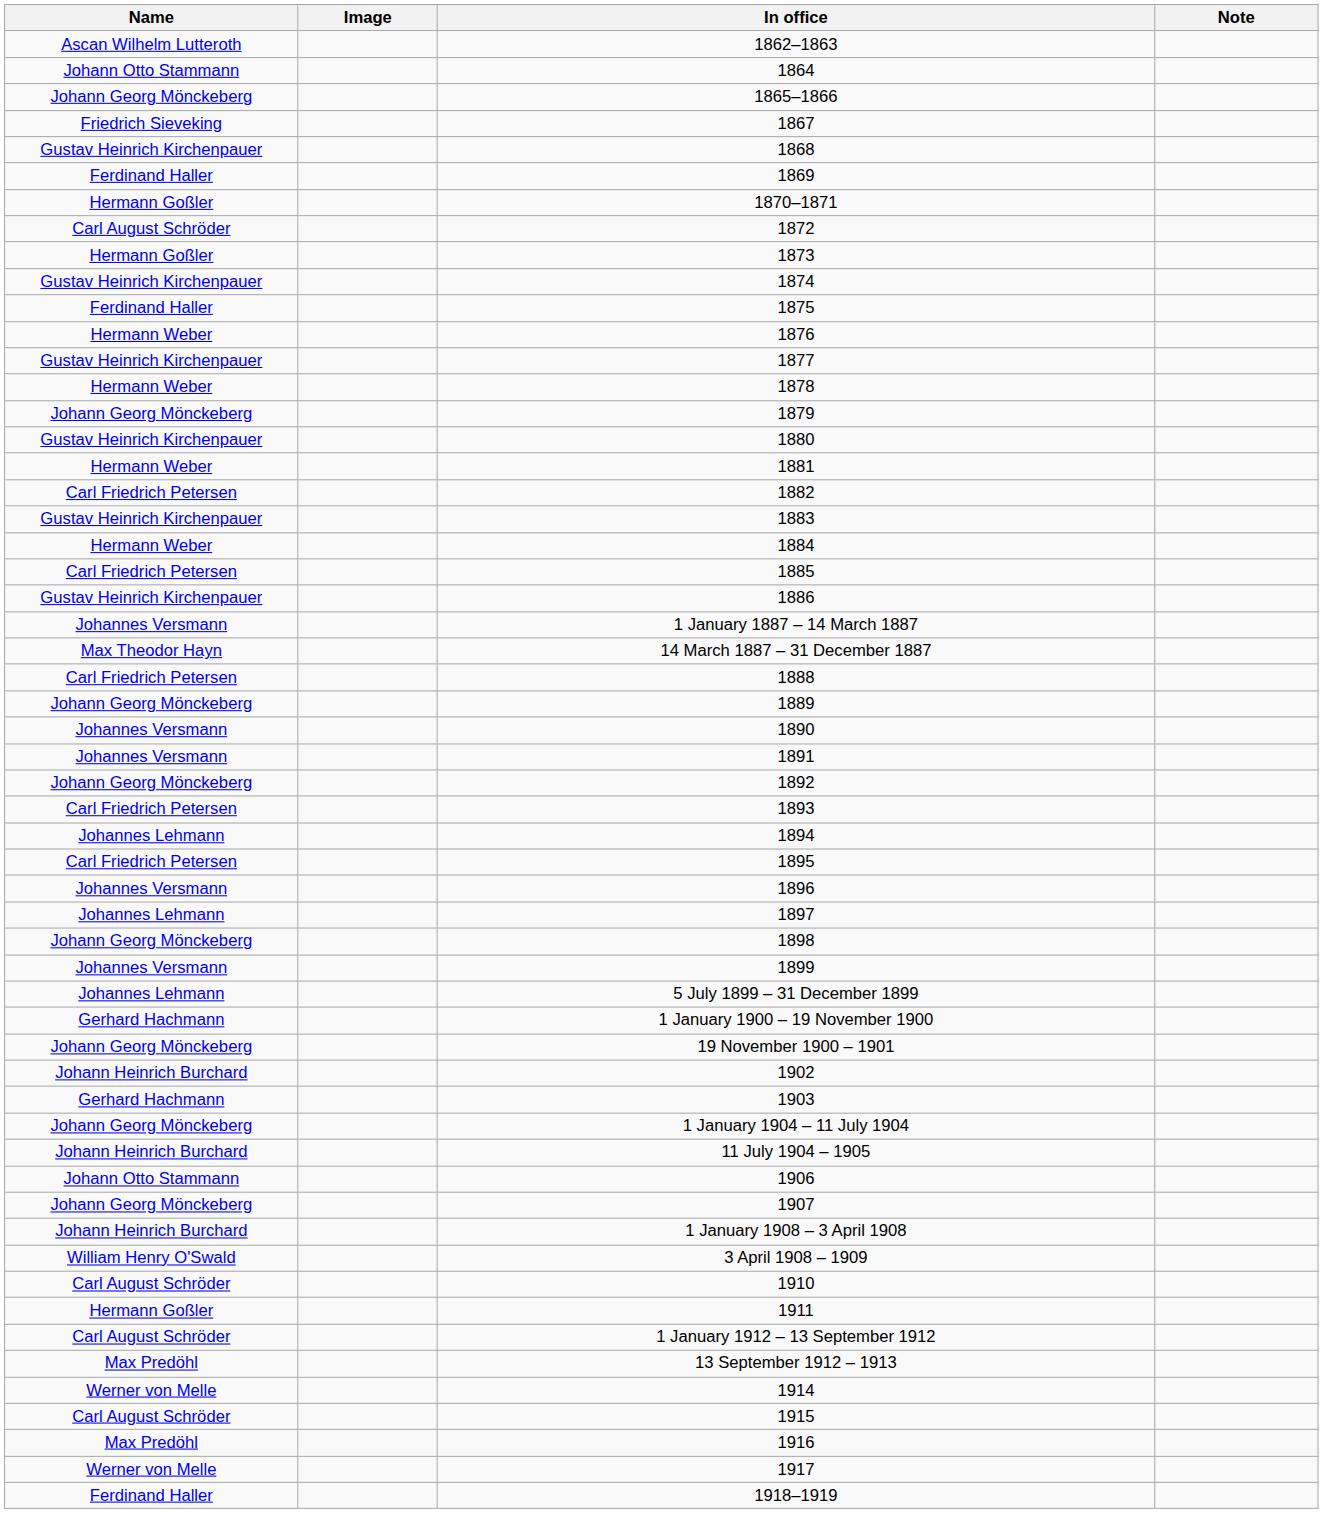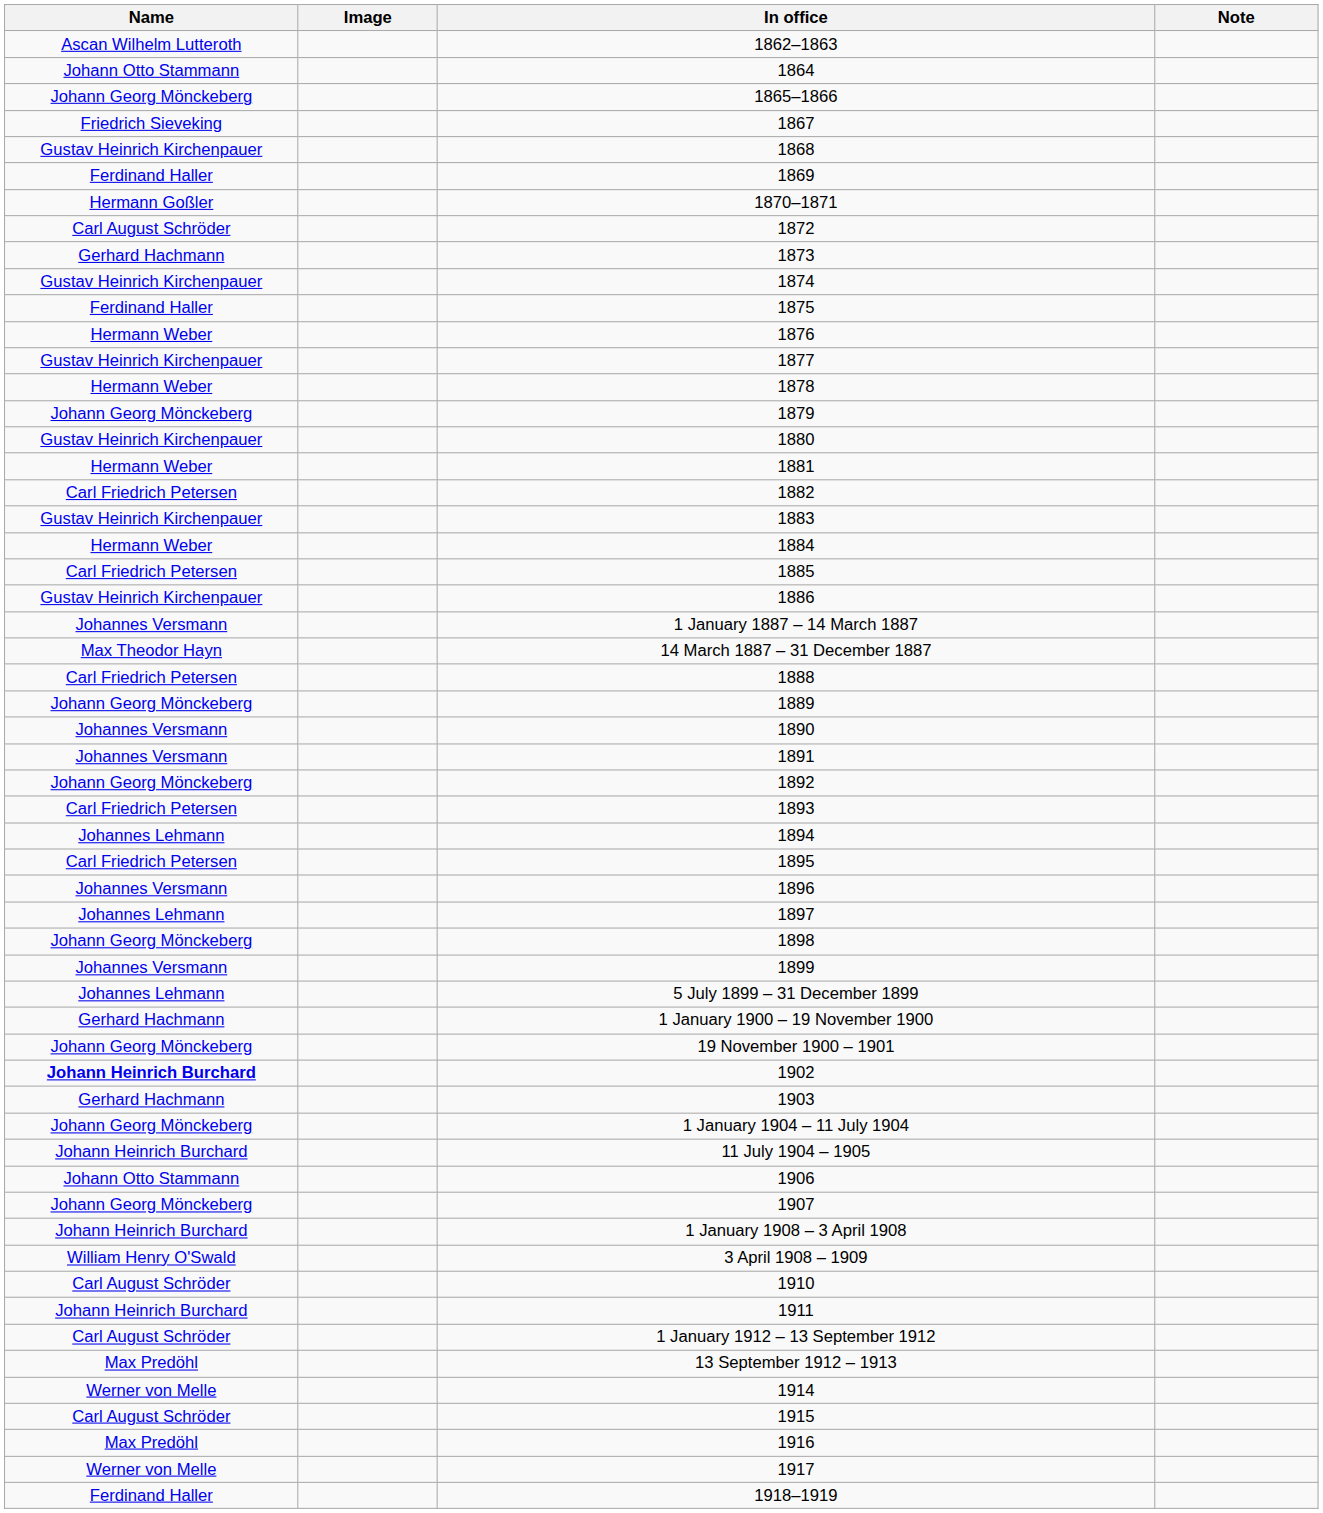(151, 255) Hermann Goßler -> (151, 255) Gerhard Hachmann
(151, 1073) normal -> (151, 1073) bold
(151, 1310) Hermann Goßler -> (151, 1310) Johann Heinrich Burchard
